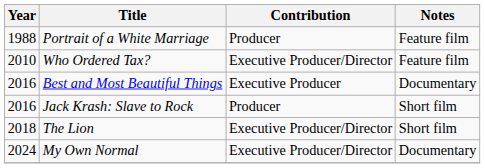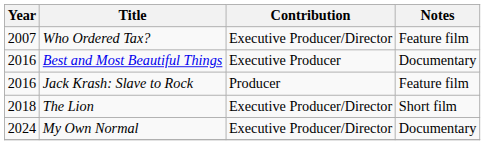- row: (126, 38)
(22, 60) 2010 -> (22, 38) 2007
(428, 106) Short film -> (434, 83) Feature film
